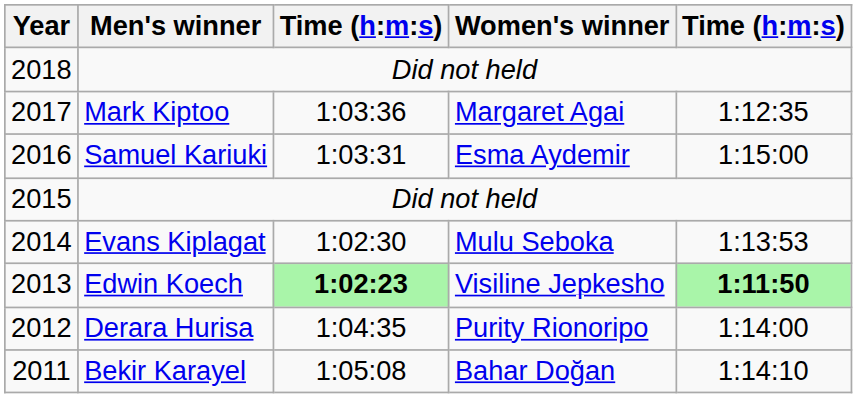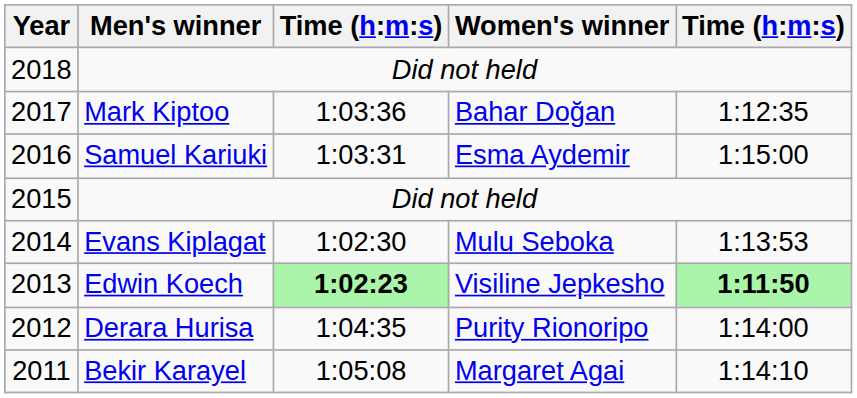(540, 112) Margaret Agai -> (535, 112) Bahar Doğan
(535, 371) Bahar Doğan -> (540, 371) Margaret Agai
